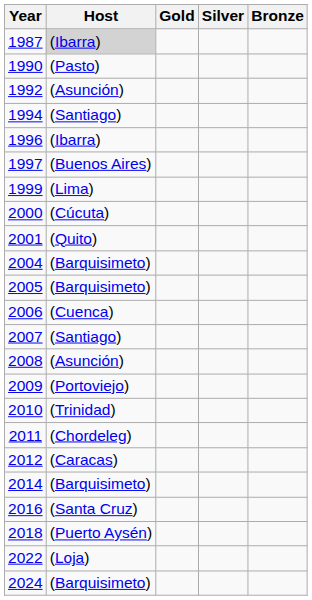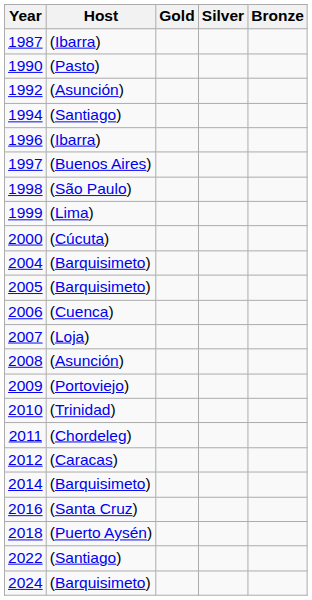(75, 41) lightgrey background -> (75, 41) no background
+ row: (25, 189)
- row: (25, 238)
(86, 336) (Santiago) -> (70, 336) (Loja)
(70, 558) (Loja) -> (86, 558) (Santiago)
